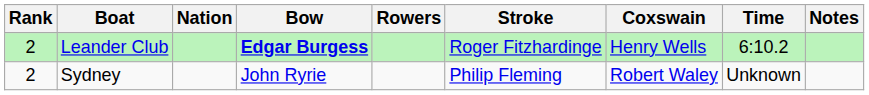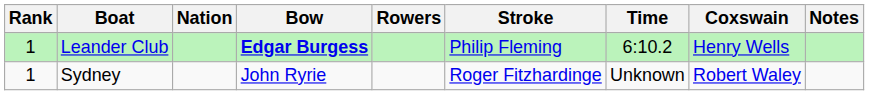columns swapped: (664, 18) <-> (764, 18)
(31, 47) 2 -> (31, 47) 1
(526, 47) Roger Fitzhardinge -> (506, 47) Philip Fleming
(31, 75) 2 -> (31, 75) 1
(506, 75) Philip Fleming -> (526, 75) Roger Fitzhardinge
